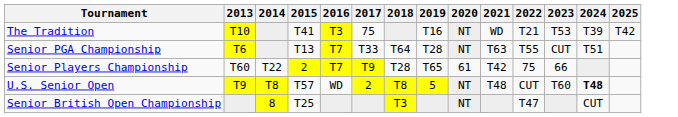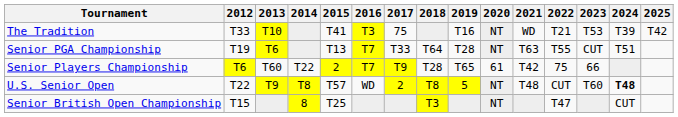+ column: (240, 14)
